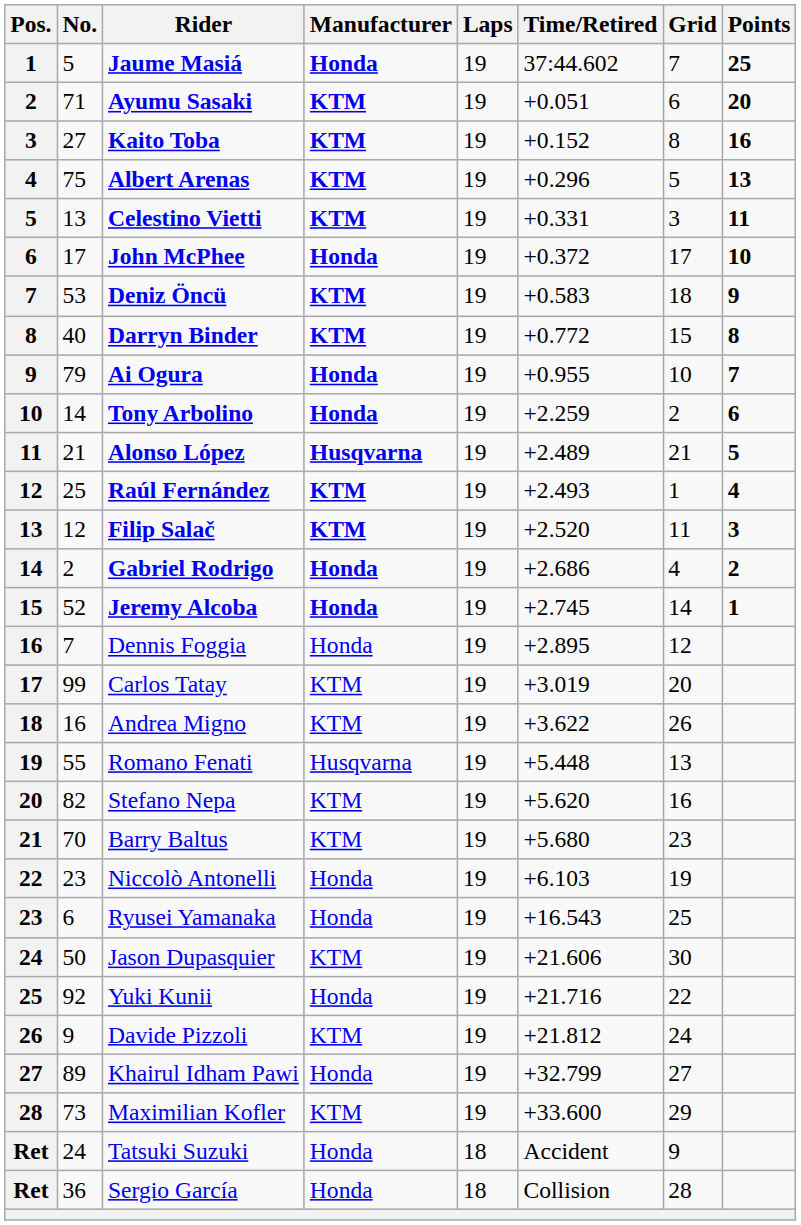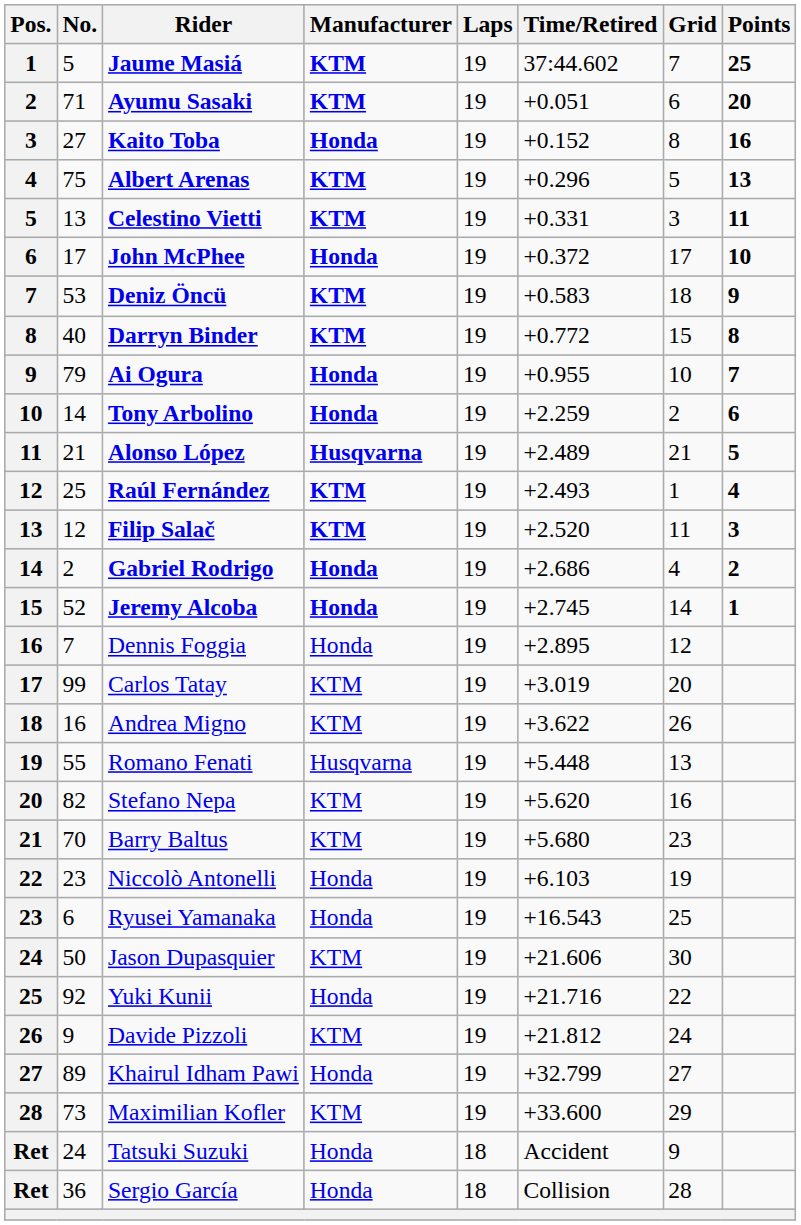(344, 62) Honda -> (338, 62) KTM
(338, 140) KTM -> (344, 140) Honda
